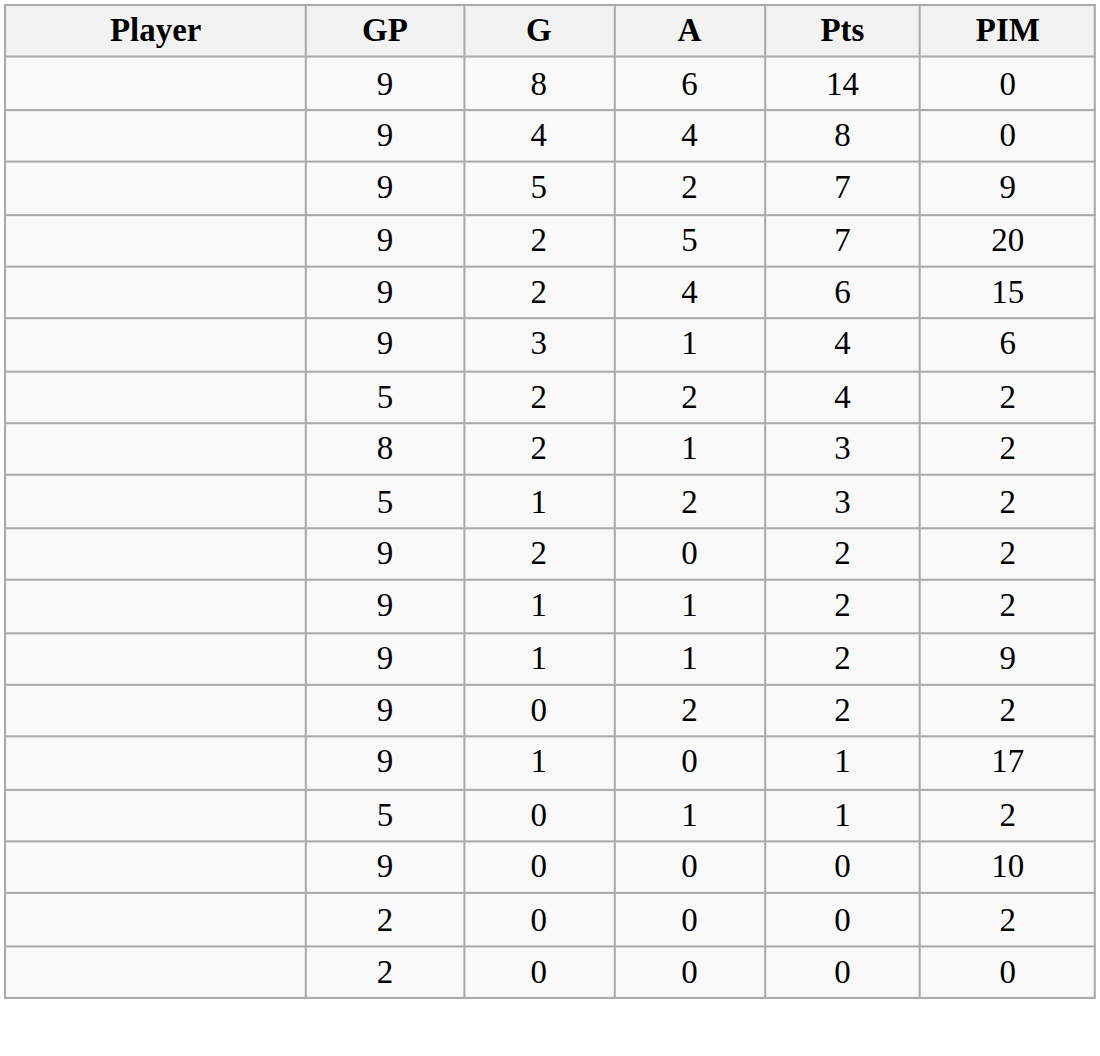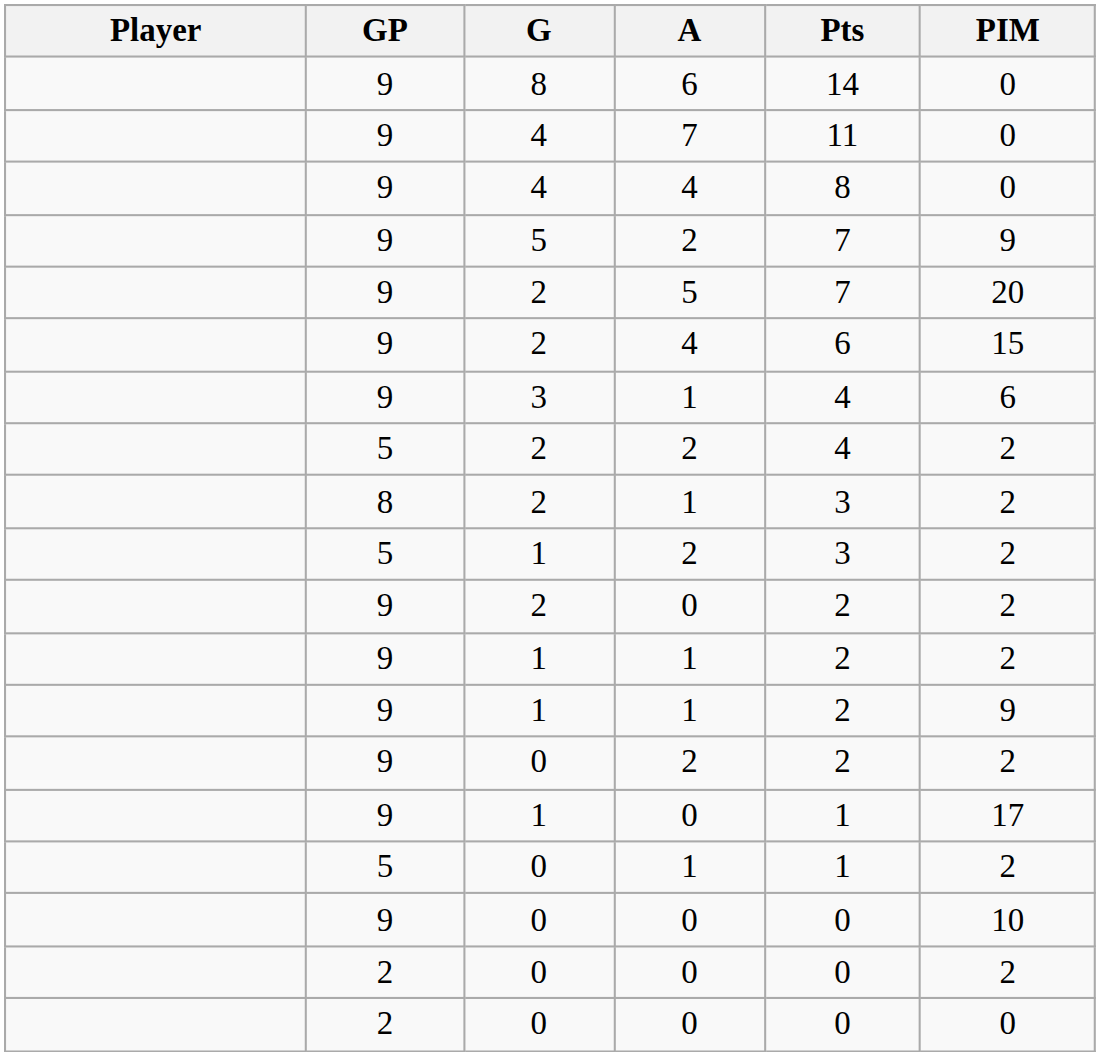+ row: (539, 135)
